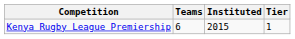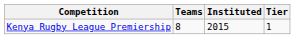(178, 27) 6 -> (178, 27) 8
